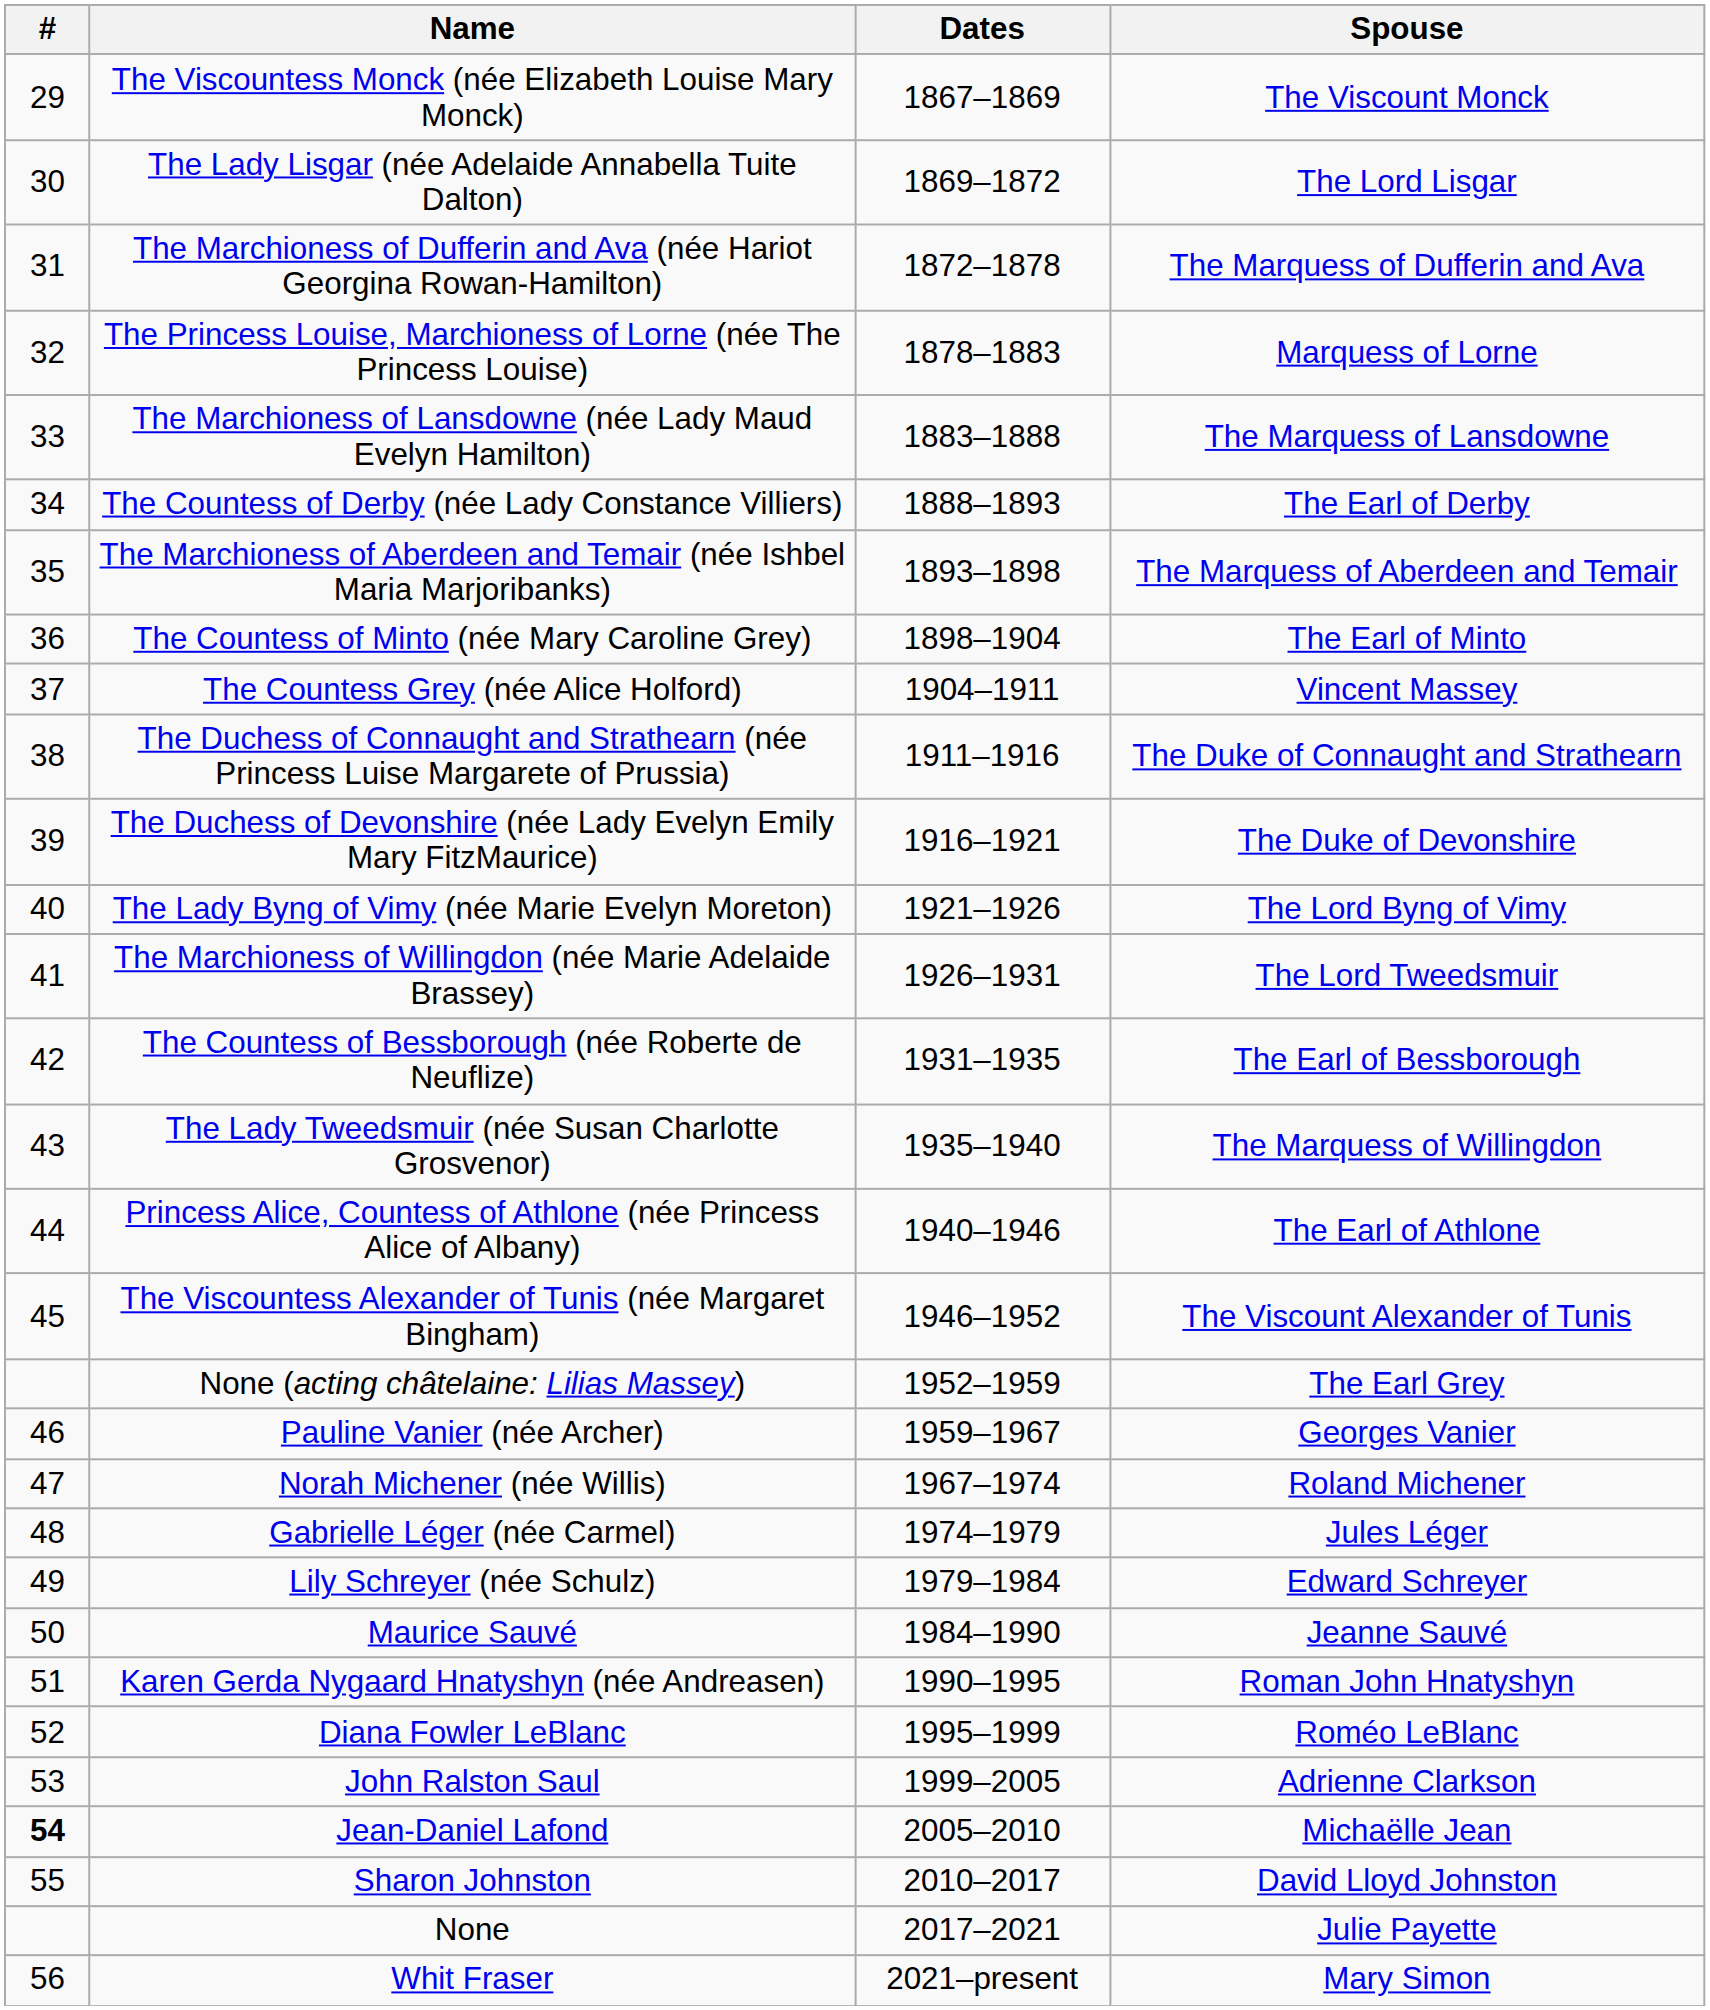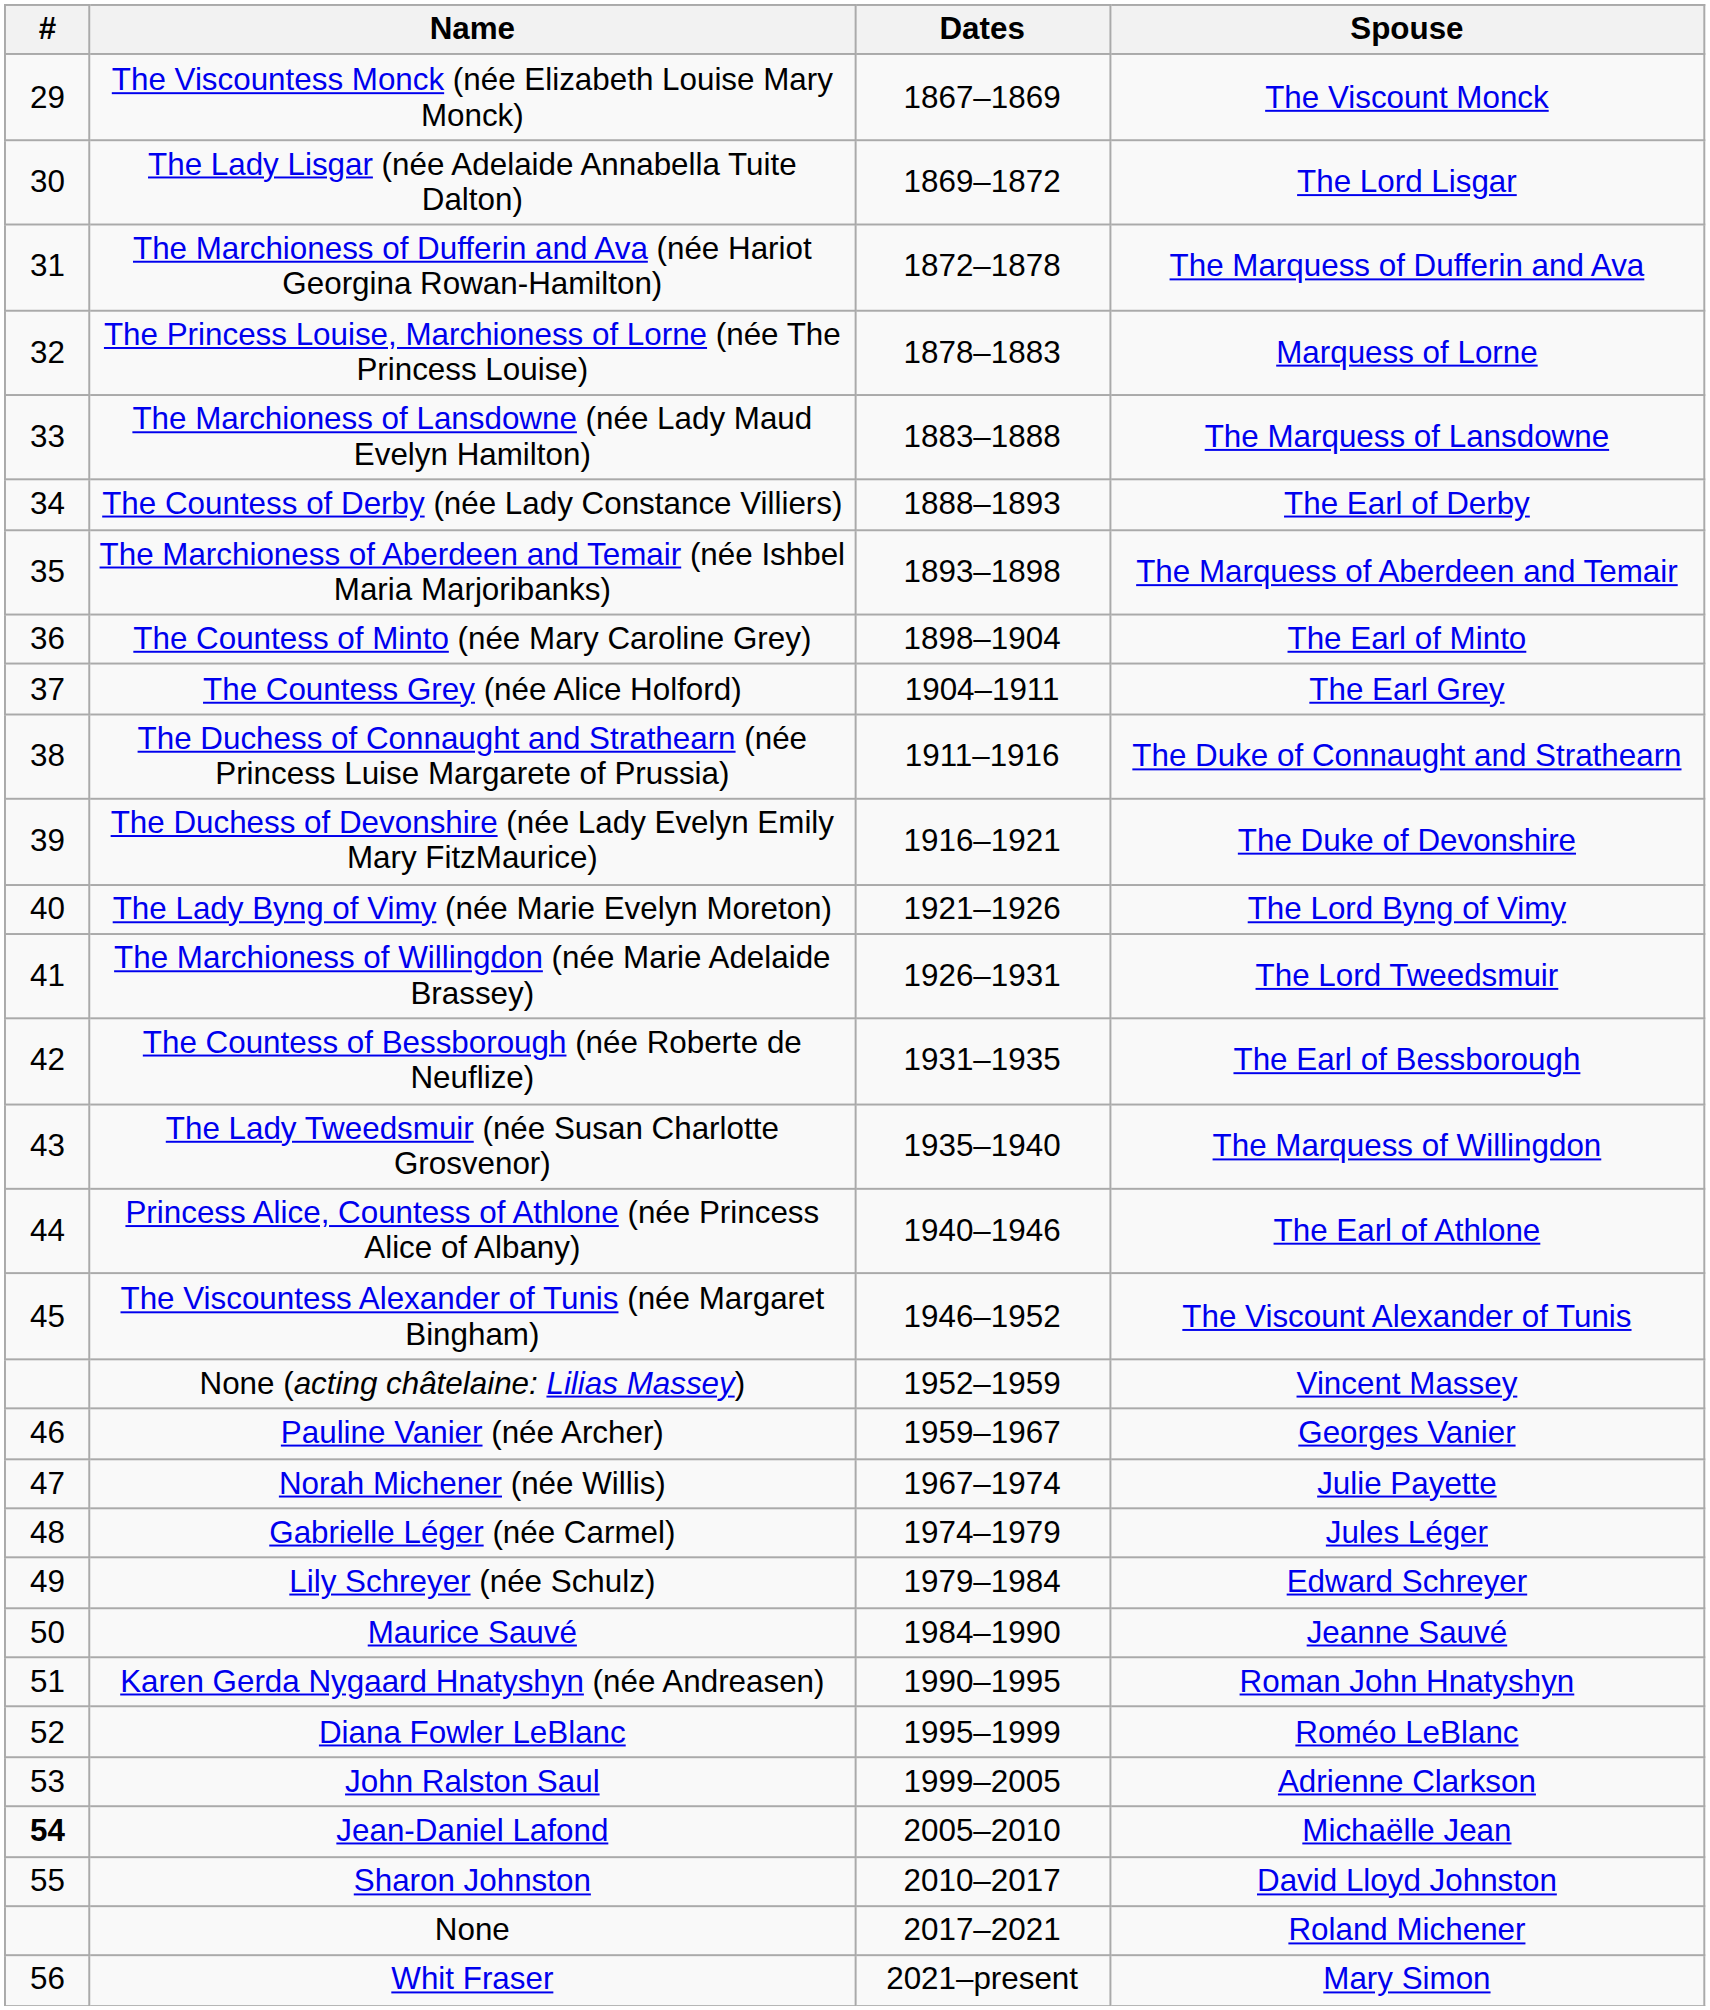(1407, 688) Vincent Massey -> (1407, 688) The Earl Grey
(1407, 1383) The Earl Grey -> (1407, 1383) Vincent Massey
(1407, 1482) Roland Michener -> (1407, 1482) Julie Payette
(1407, 1930) Julie Payette -> (1407, 1930) Roland Michener
